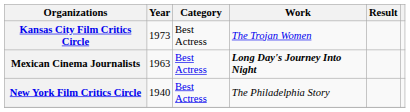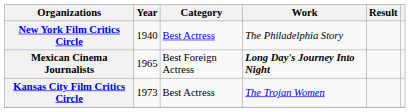rows swapped: (75, 92) <-> (75, 35)
(160, 64) 1963 -> (147, 64) 1965
(191, 64) Best Actress -> (190, 64) Best Foreign Actress
